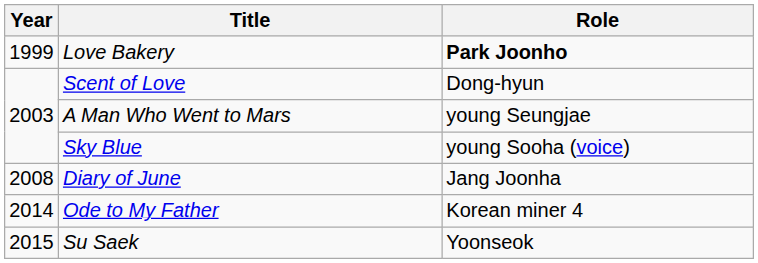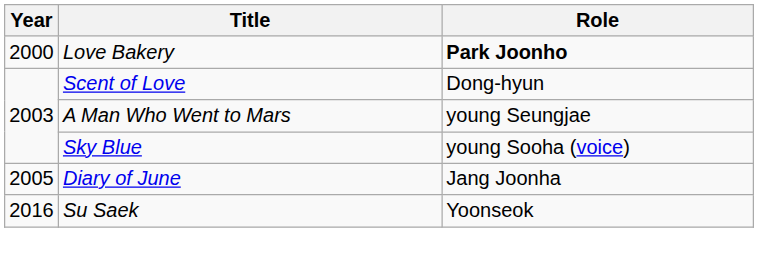(31, 52) 1999 -> (31, 52) 2000
(31, 178) 2008 -> (31, 178) 2005
- row: (141, 210)
(31, 242) 2015 -> (31, 210) 2016
